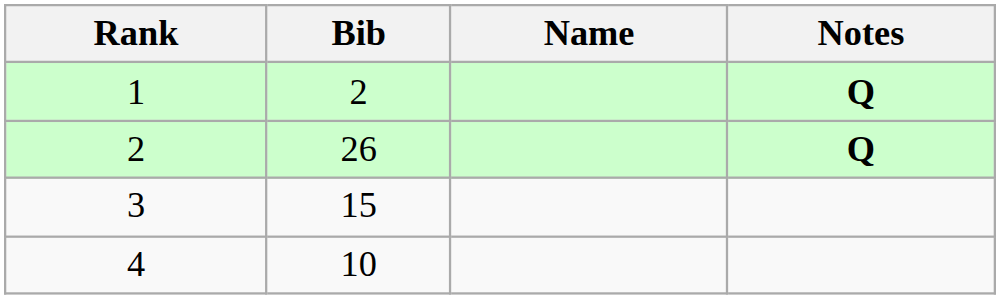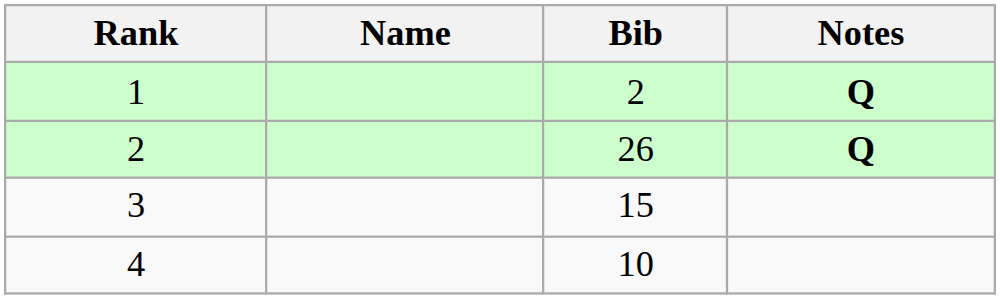columns swapped: (359, 33) <-> (589, 33)
